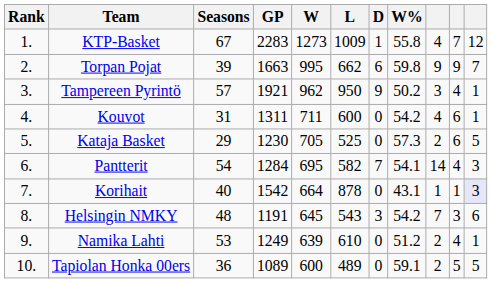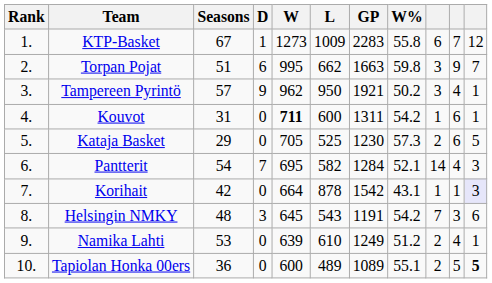columns swapped: (273, 16) <-> (378, 16)
(438, 41) 4 -> (438, 41) 6
(224, 66) 39 -> (224, 66) 51
(438, 66) 9 -> (438, 66) 3
(311, 116) normal -> (291, 116) bold
(438, 116) 4 -> (438, 116) 1
(407, 166) 54.1 -> (407, 166) 52.1
(224, 191) 40 -> (224, 191) 42
(407, 265) 59.1 -> (407, 265) 55.1
(476, 265) normal -> (476, 265) bold
